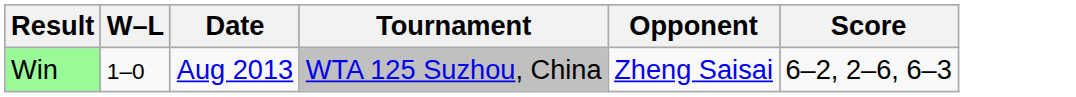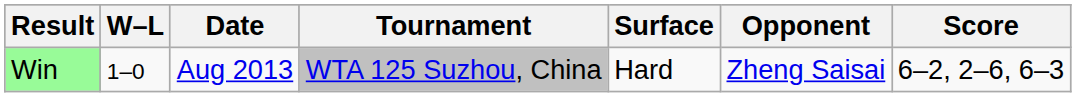+ column: (664, 26)
